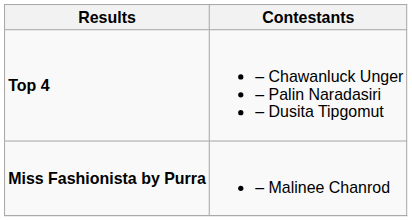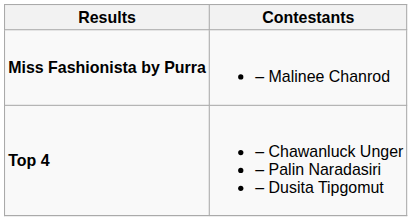rows swapped: (107, 178) <-> (29, 85)
